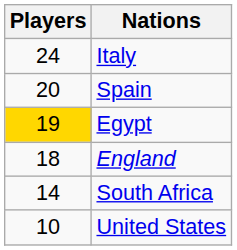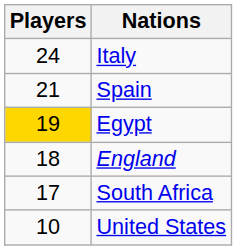(48, 90) 20 -> (48, 90) 21
(48, 192) 14 -> (48, 192) 17
